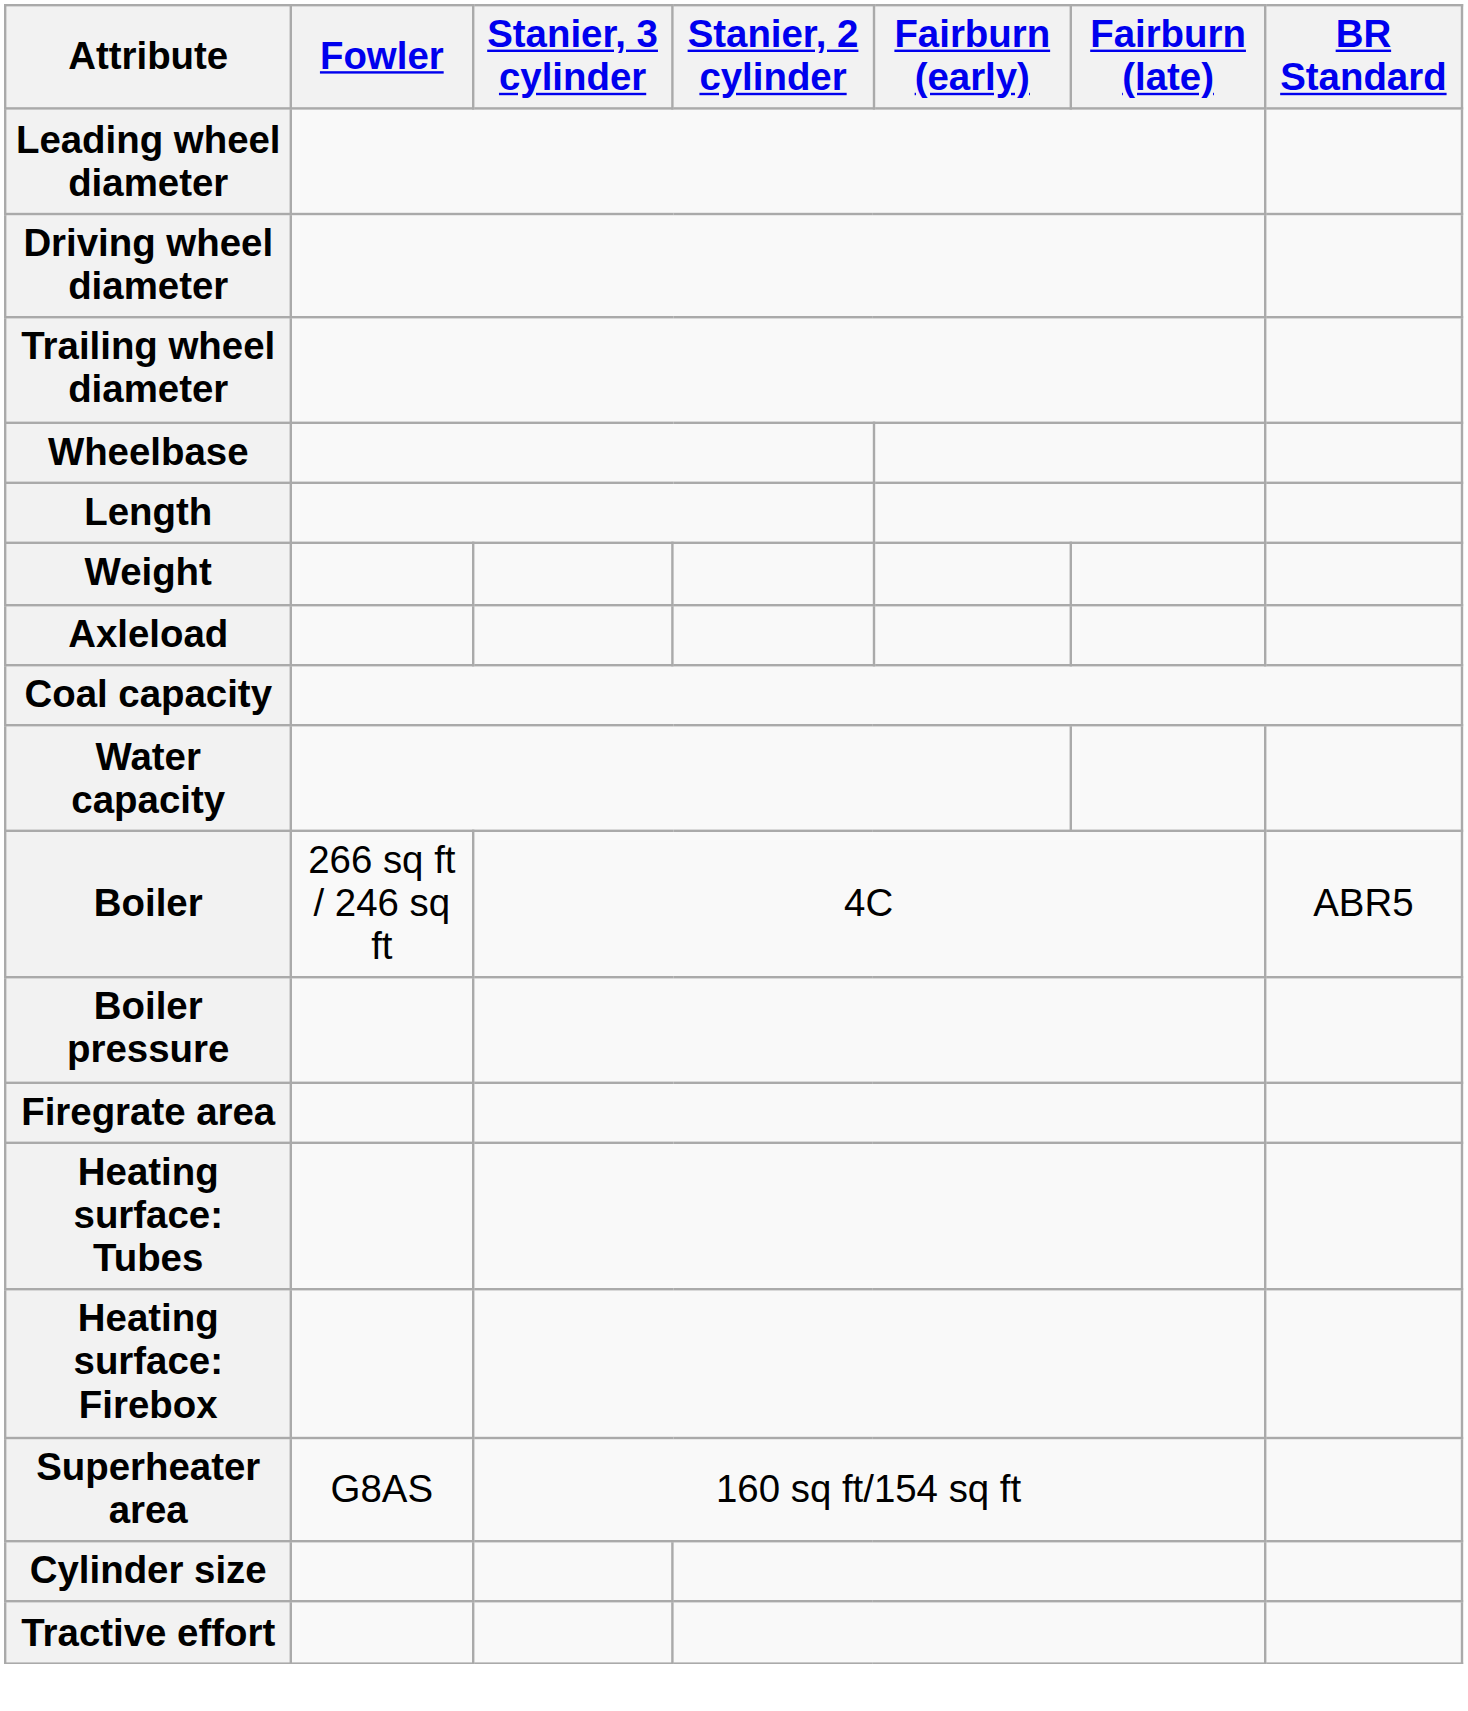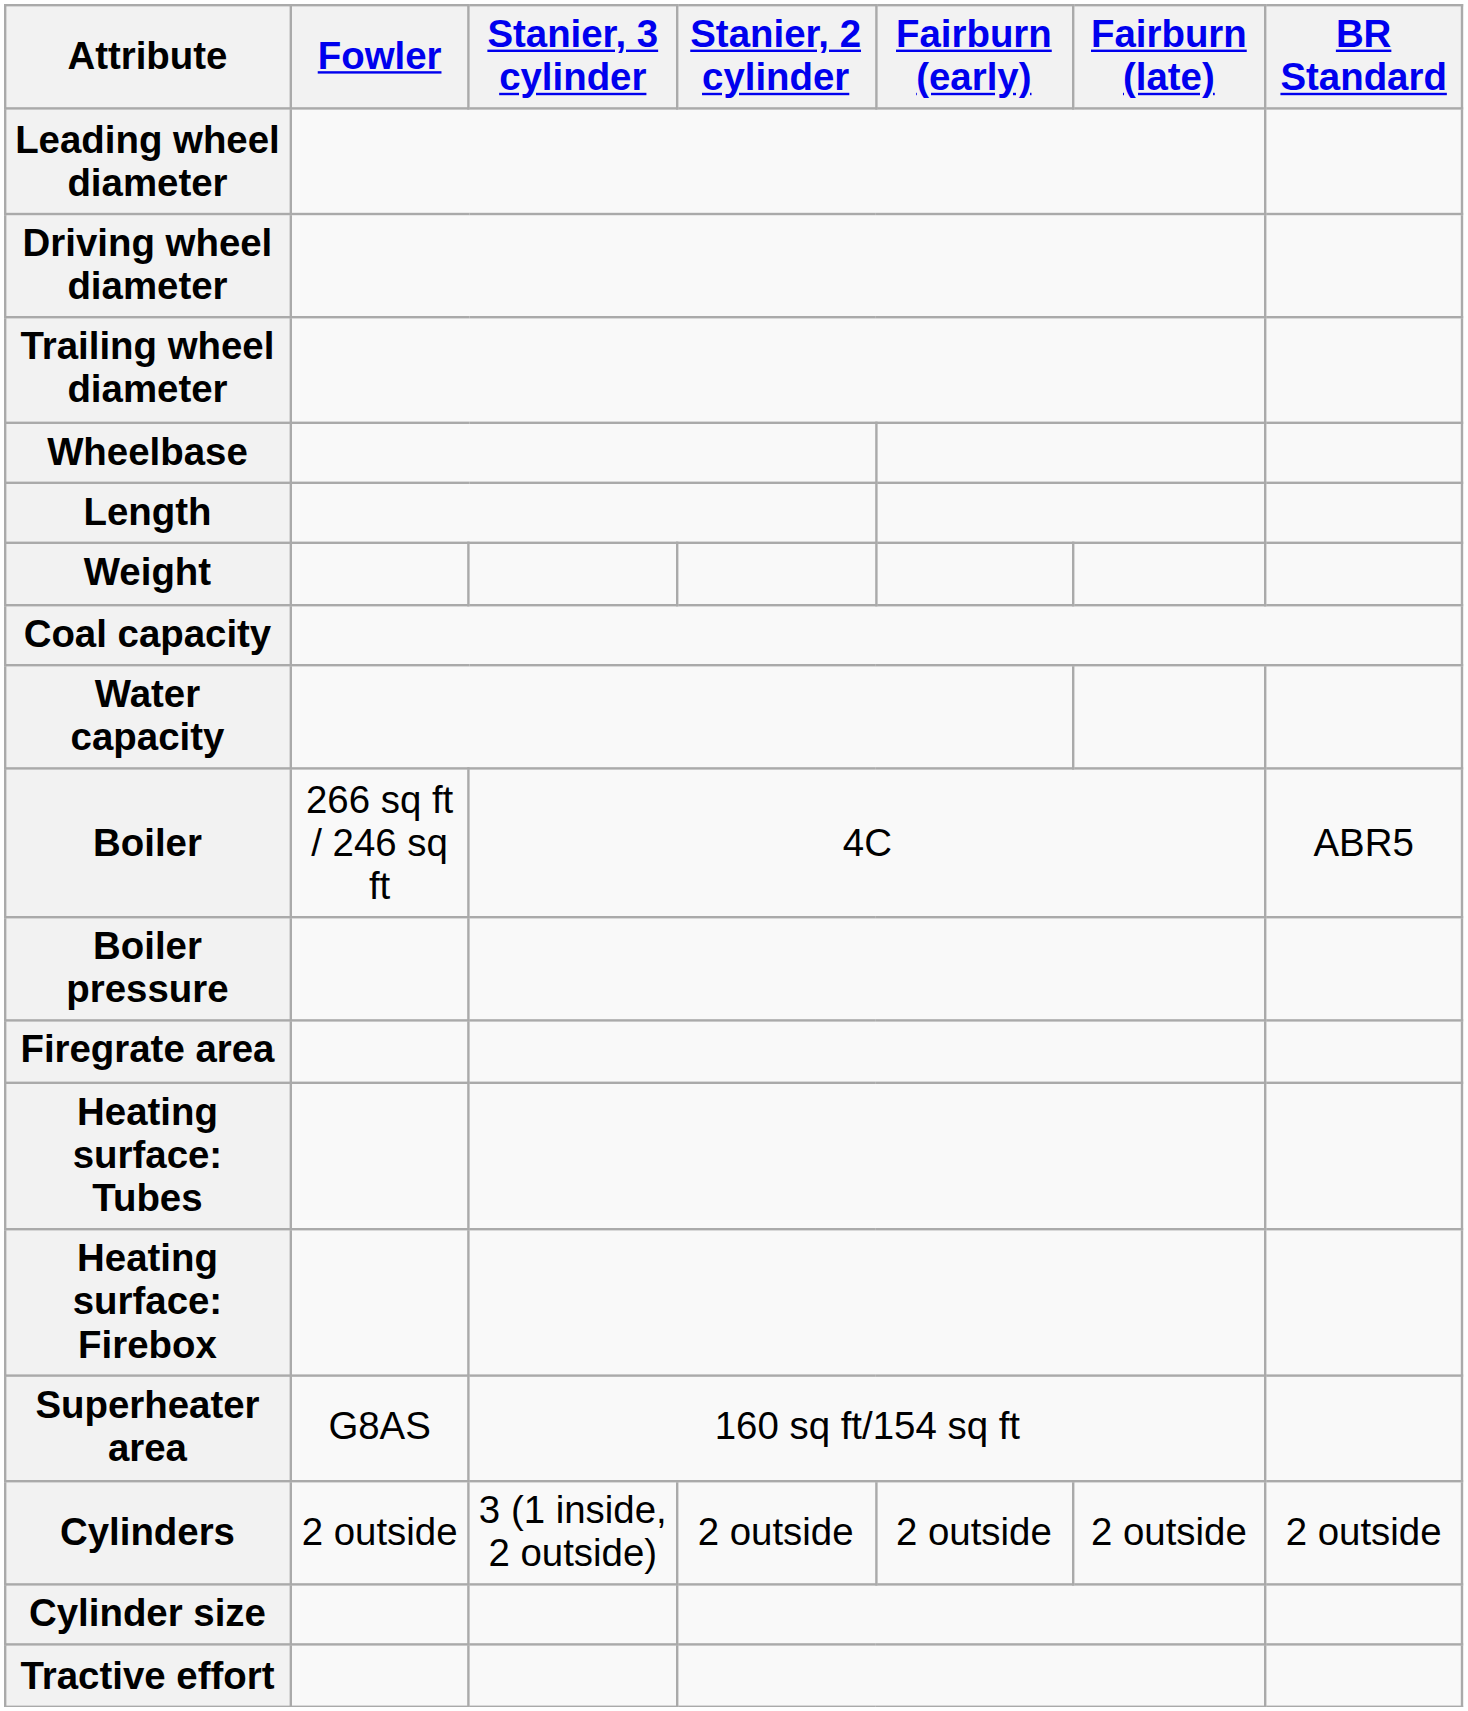- row: (148, 634)
+ row: (147, 1531)
